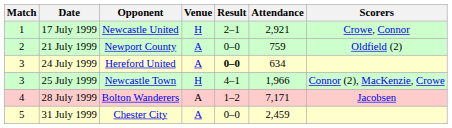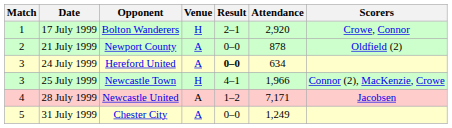(140, 30) Newcastle United -> (140, 30) Bolton Wanderers
(278, 30) 2,921 -> (278, 30) 2,920
(278, 47) 759 -> (278, 47) 878
(140, 98) Bolton Wanderers -> (140, 98) Newcastle United
(278, 115) 2,459 -> (278, 115) 1,249
